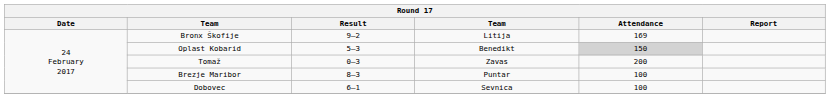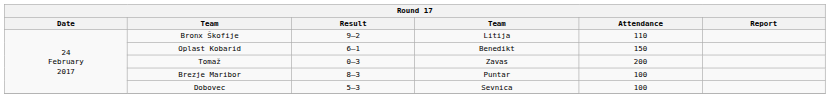(641, 37) 169 -> (641, 37) 110
(353, 49) 5–3 -> (353, 49) 6–1
(641, 49) lightgrey background -> (641, 49) no background
(353, 87) 6–1 -> (353, 87) 5–3
